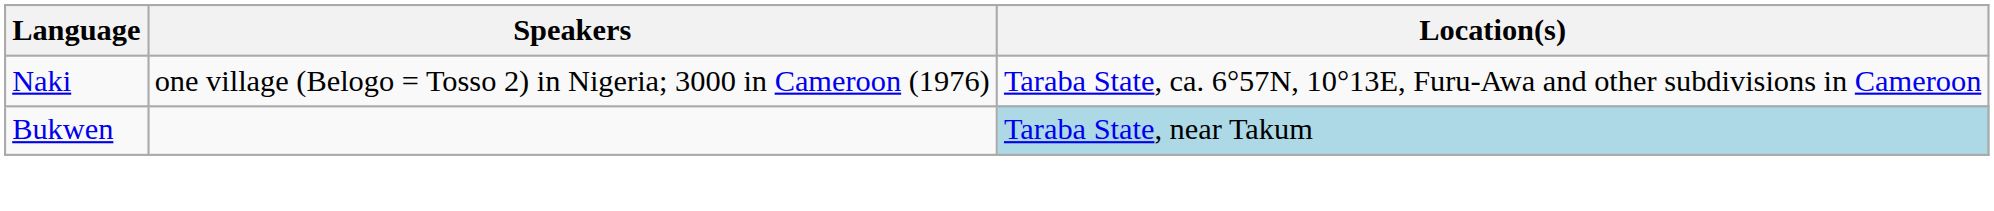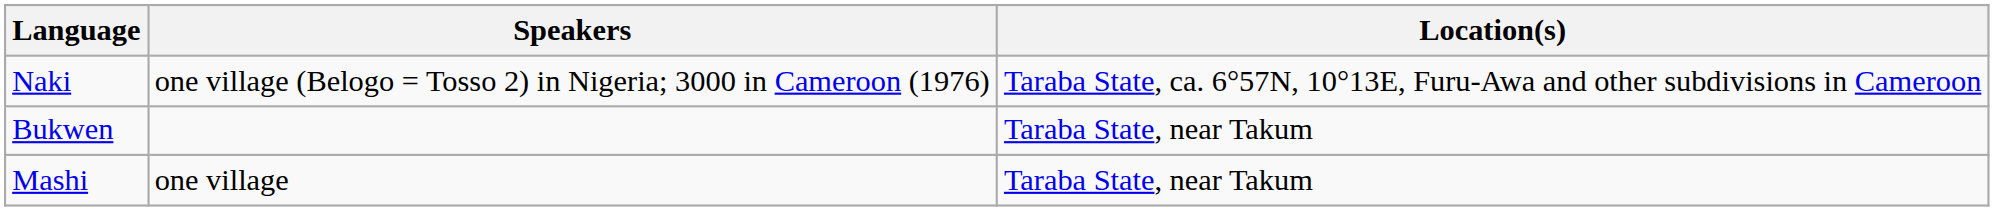(1158, 130) lightblue background -> (1158, 130) no background
+ row: (50, 180)
